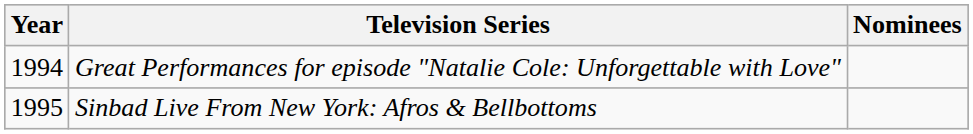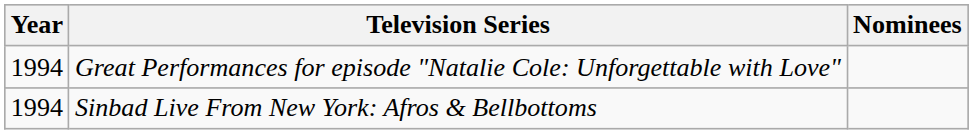(37, 107) 1995 -> (37, 107) 1994
